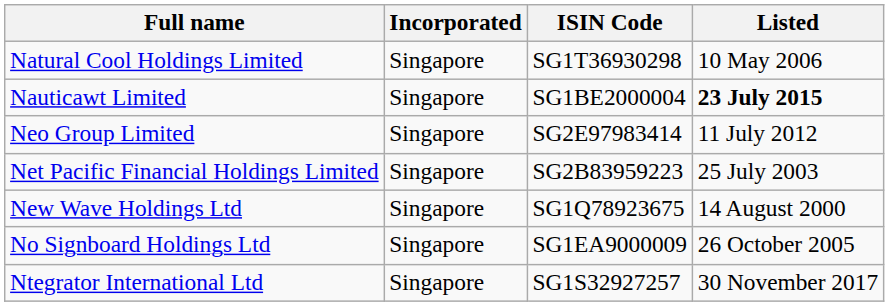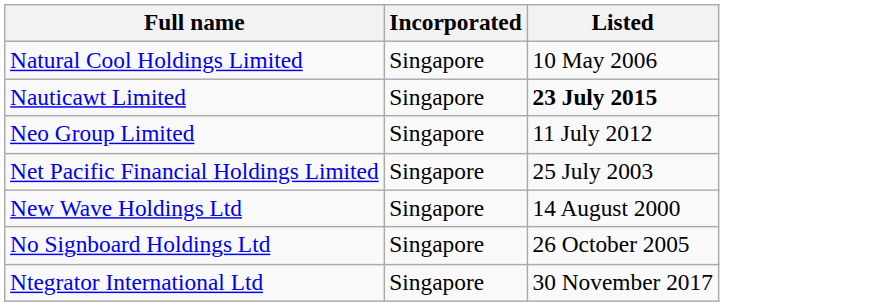- column: (610, 23)
